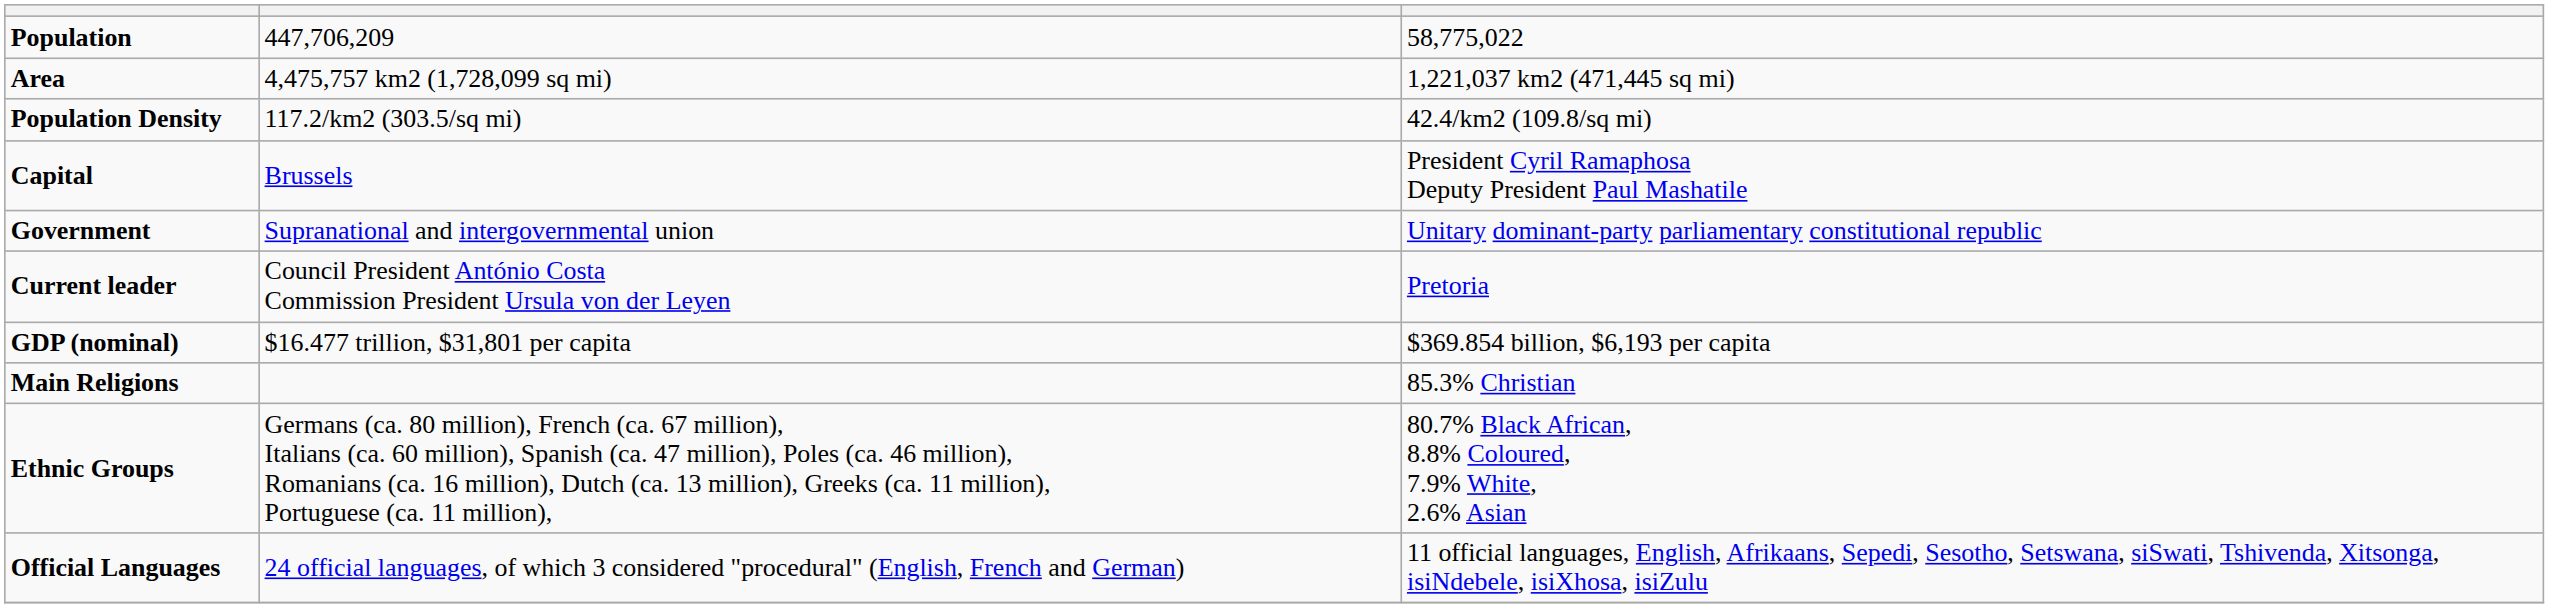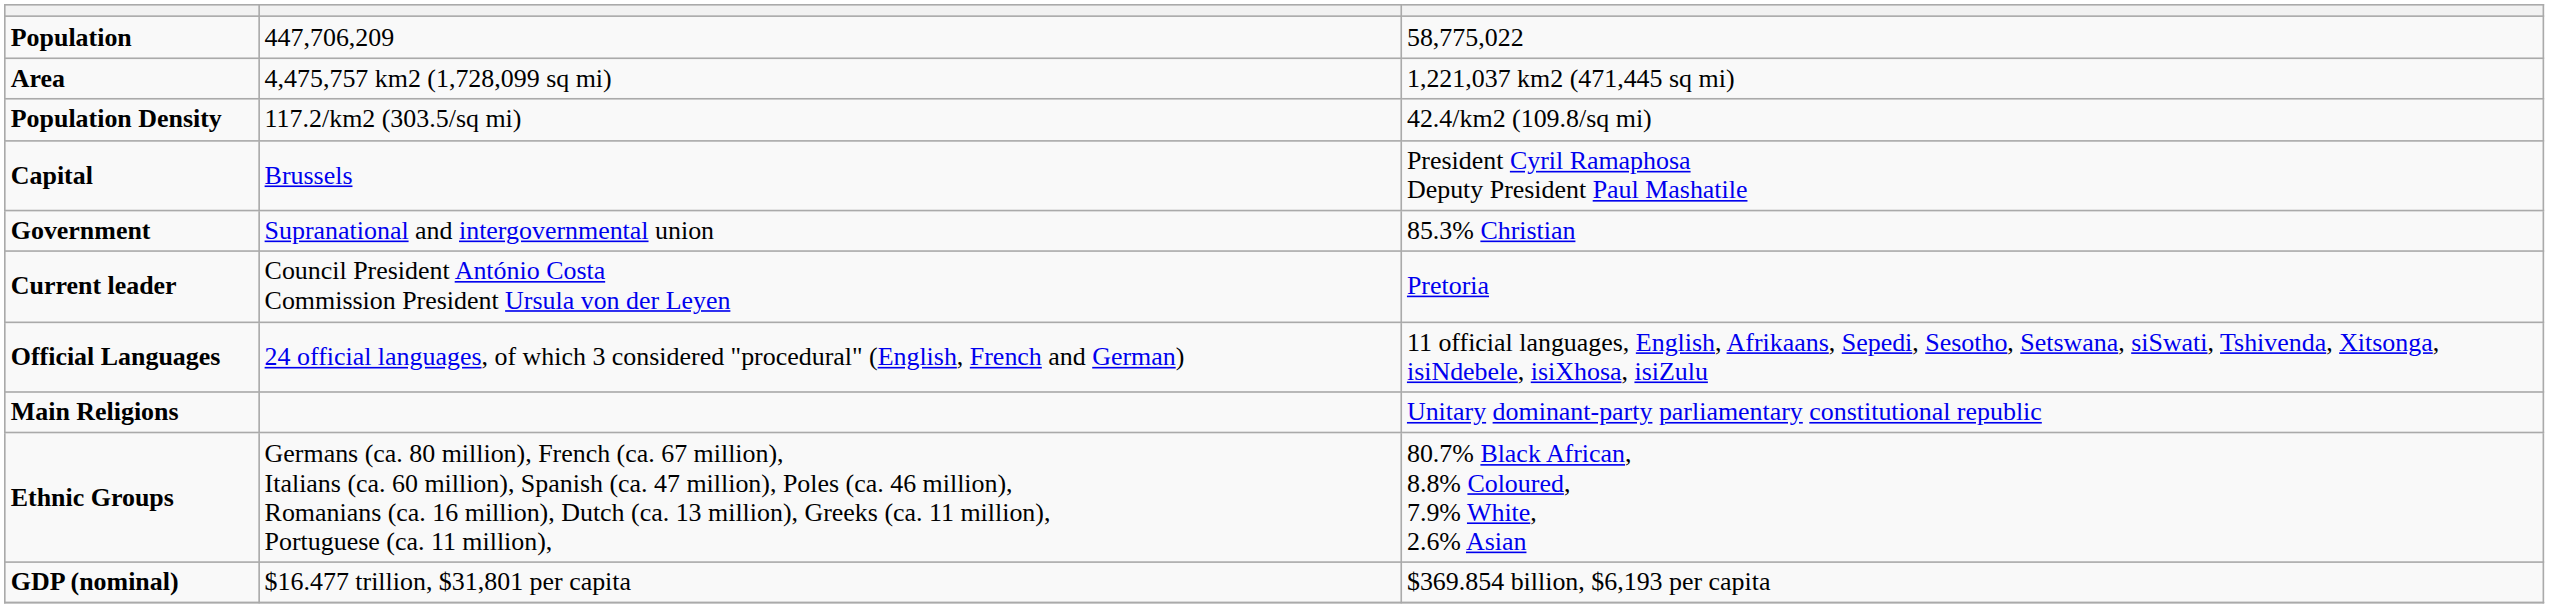(1724, 230) Unitary dominant-party parliamentary constitutional republic -> (1491, 230) 85.3% Christian
rows swapped: (116, 567) <-> (95, 341)
(1491, 383) 85.3% Christian -> (1724, 412) Unitary dominant-party parliamentary constitutional republic
